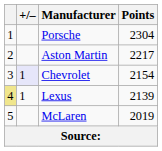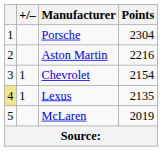(142, 55) 2217 -> (142, 55) 2216
(22, 75) lavender background -> (22, 75) no background
(142, 96) 2139 -> (142, 96) 2135
